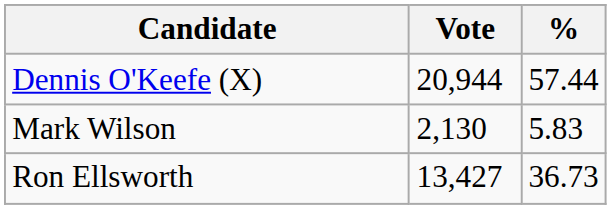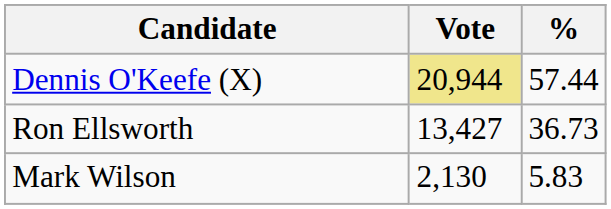(459, 78) no background -> (459, 78) khaki background
rows swapped: (103, 177) <-> (94, 128)
